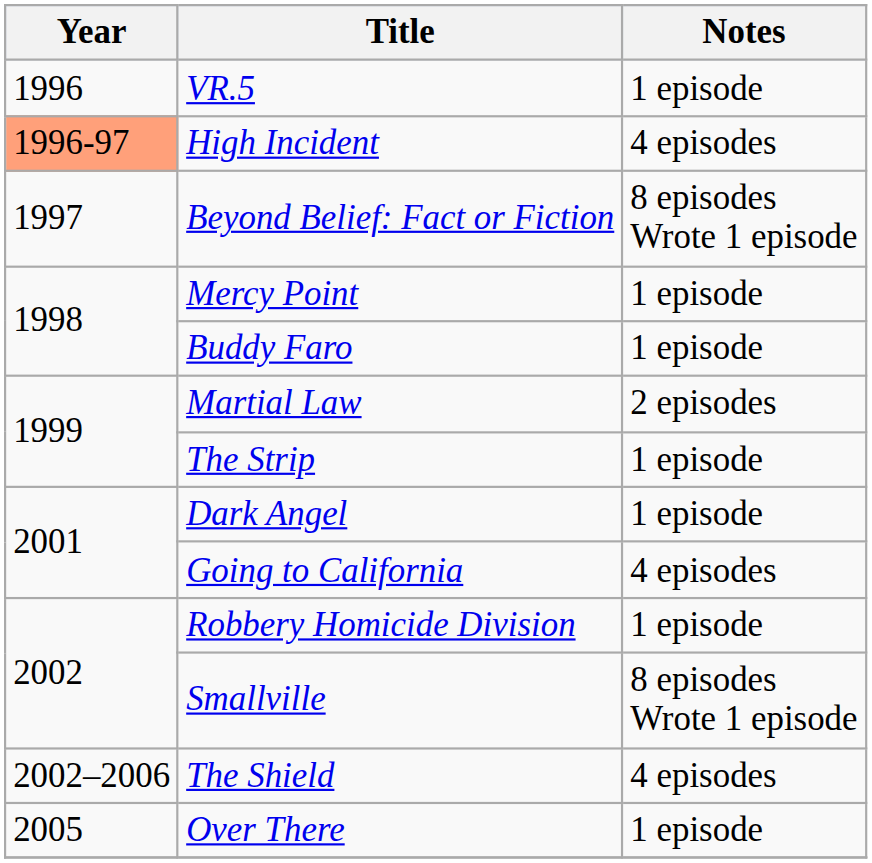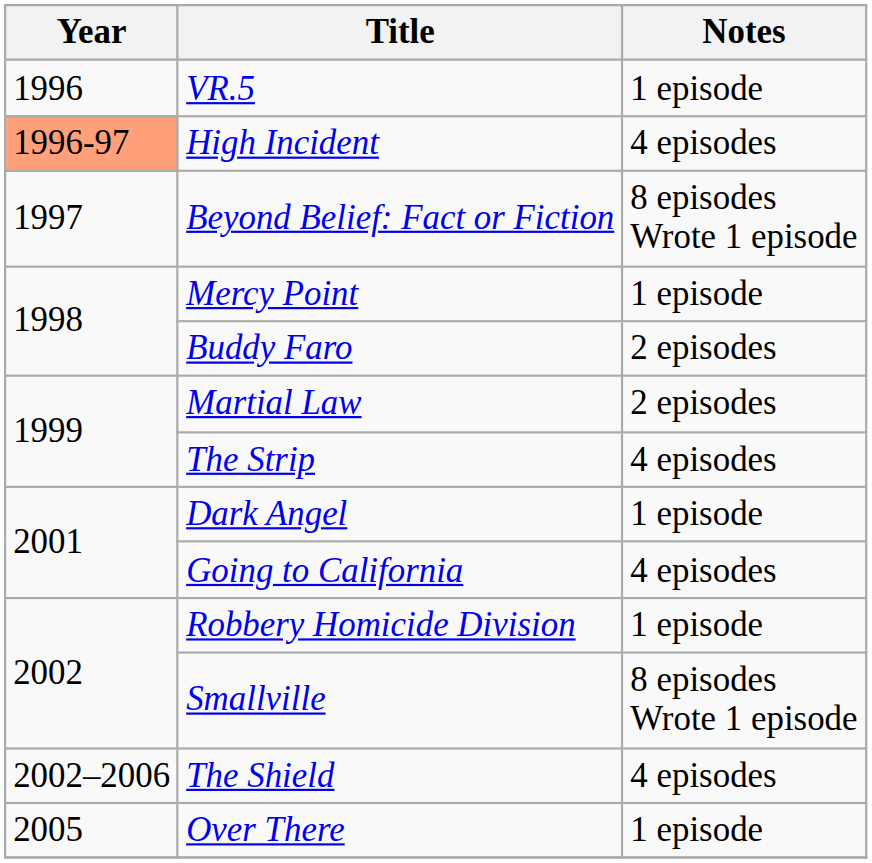(697, 347) 1 episode -> (703, 347) 2 episodes
(697, 458) 1 episode -> (703, 458) 4 episodes
